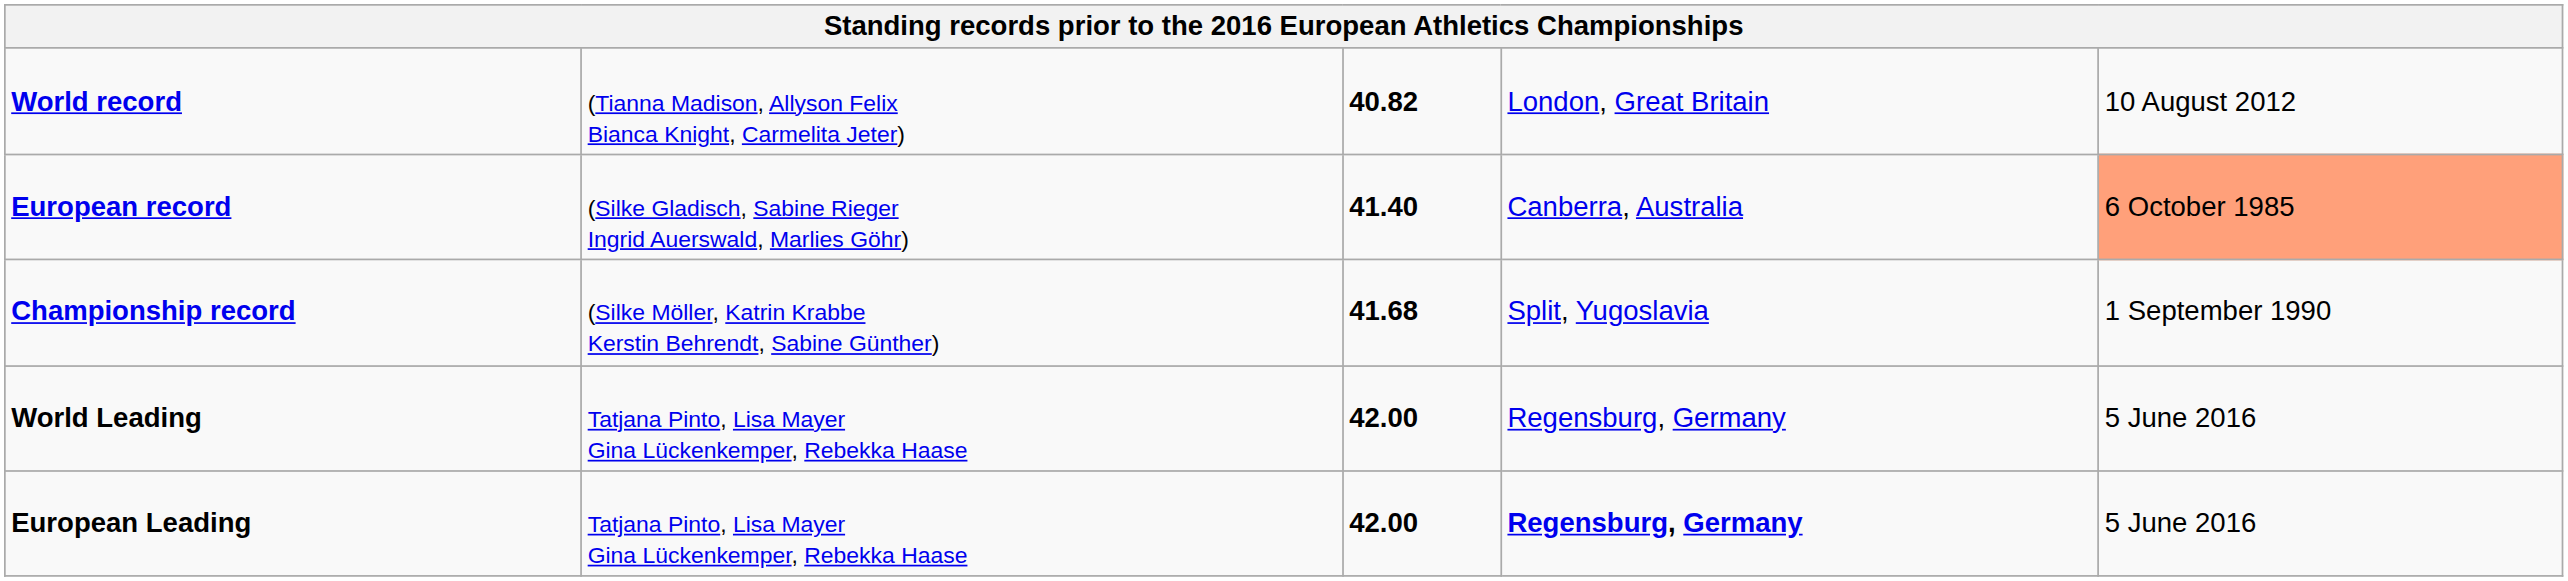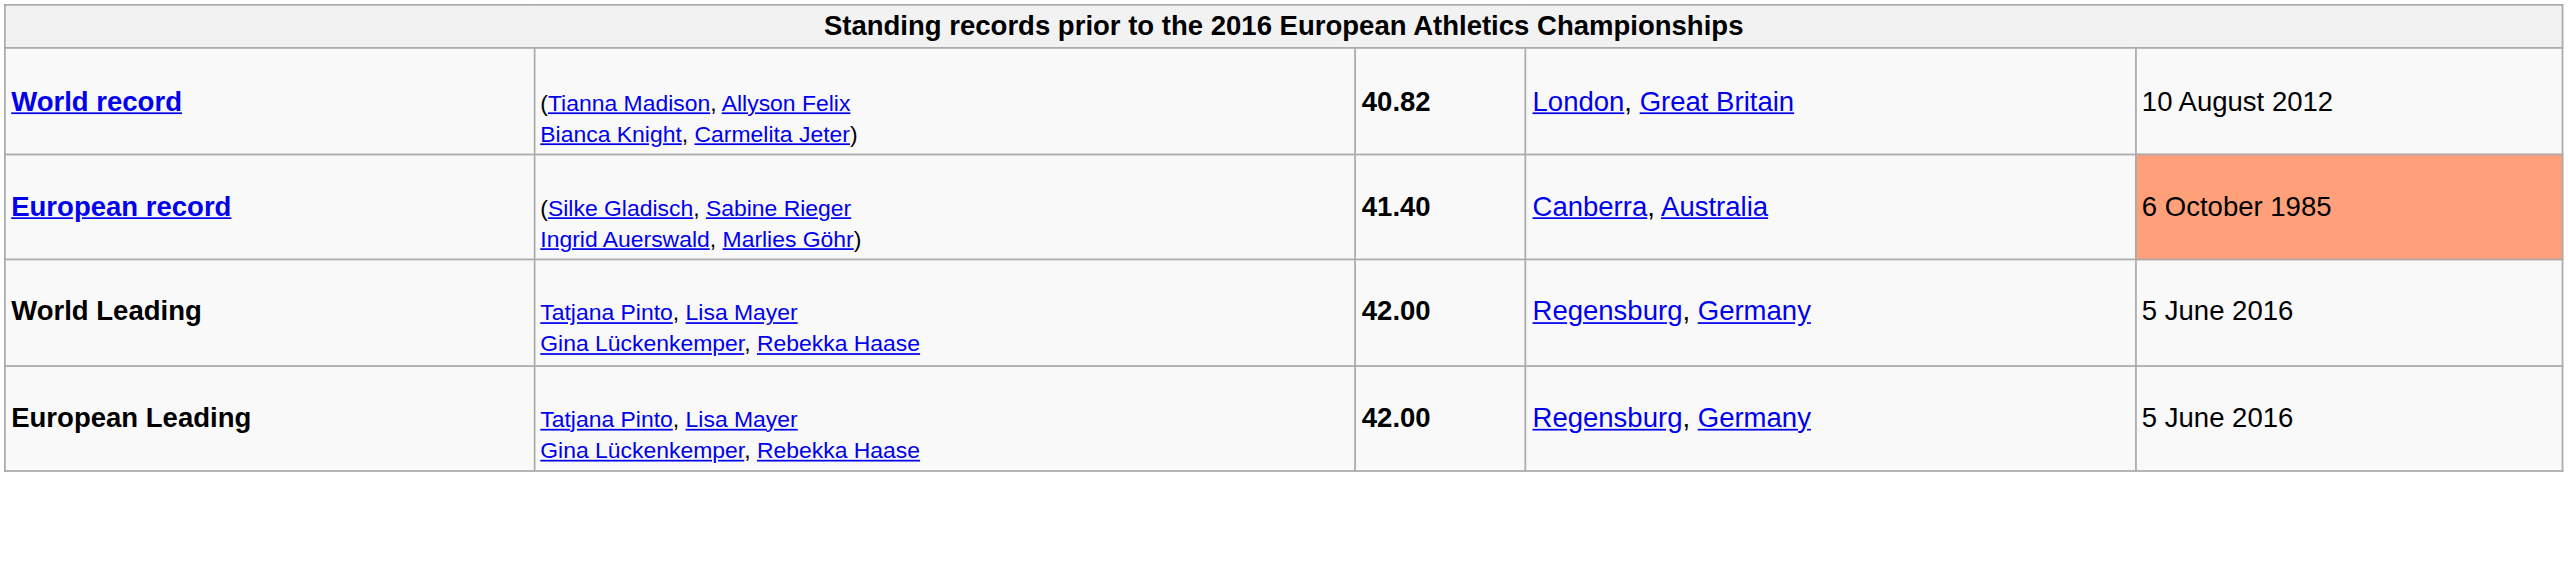- row: (153, 312)
(1655, 523) bold -> (1672, 417) normal
